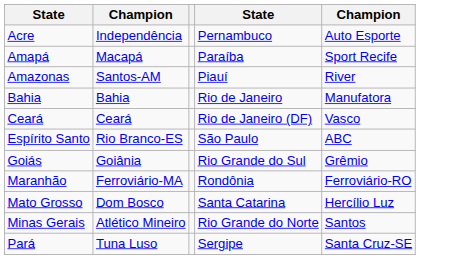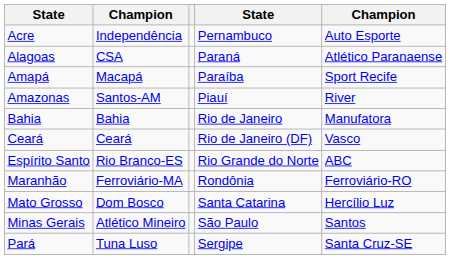+ row: (31, 56)
(228, 139) São Paulo -> (258, 160) Rio Grande do Norte
- row: (25, 160)
(258, 222) Rio Grande do Norte -> (228, 222) São Paulo
